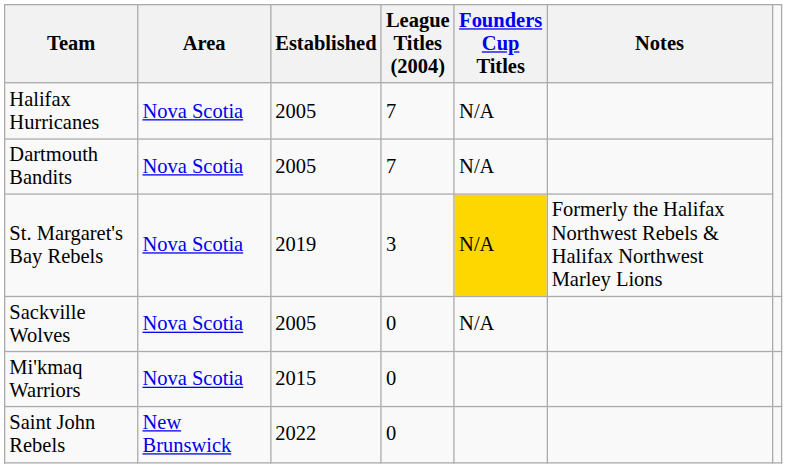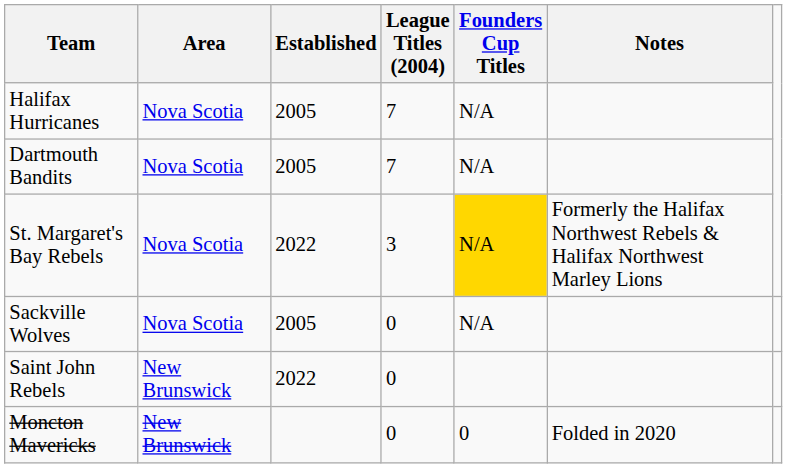(296, 244) 2019 -> (296, 244) 2022
- row: (46, 378)
+ row: (53, 434)
